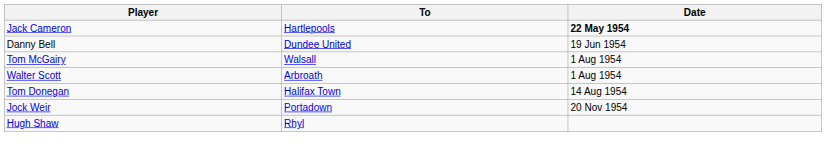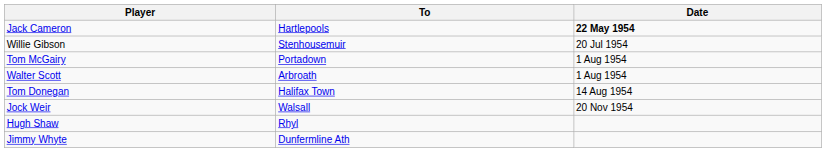- row: (31, 44)
+ row: (36, 44)
(300, 60) Walsall -> (302, 60) Portadown
(308, 108) Portadown -> (294, 108) Walsall
+ row: (37, 140)
